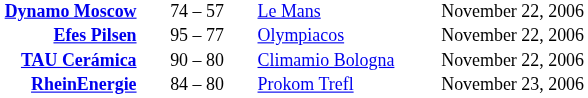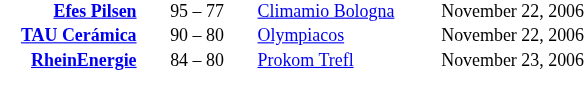- row: (71, 10)
(301, 35) Olympiacos -> (326, 10) Climamio Bologna
(326, 60) Climamio Bologna -> (301, 35) Olympiacos
